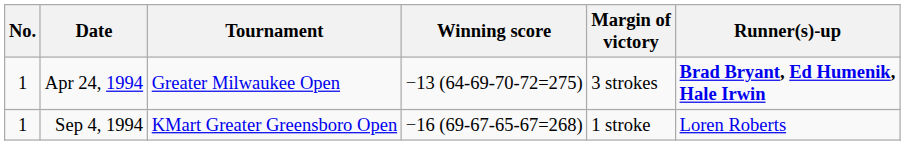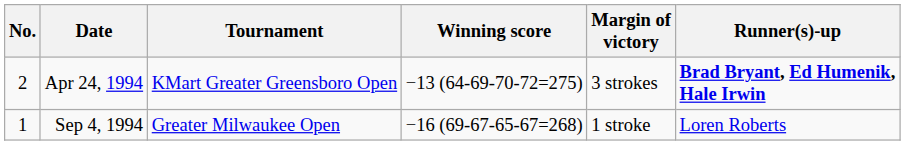(23, 83) 1 -> (23, 83) 2
(246, 83) Greater Milwaukee Open -> (274, 83) KMart Greater Greensboro Open
(274, 125) KMart Greater Greensboro Open -> (246, 125) Greater Milwaukee Open
